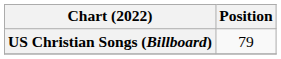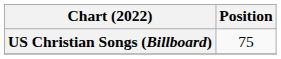(246, 41) 79 -> (246, 41) 75
